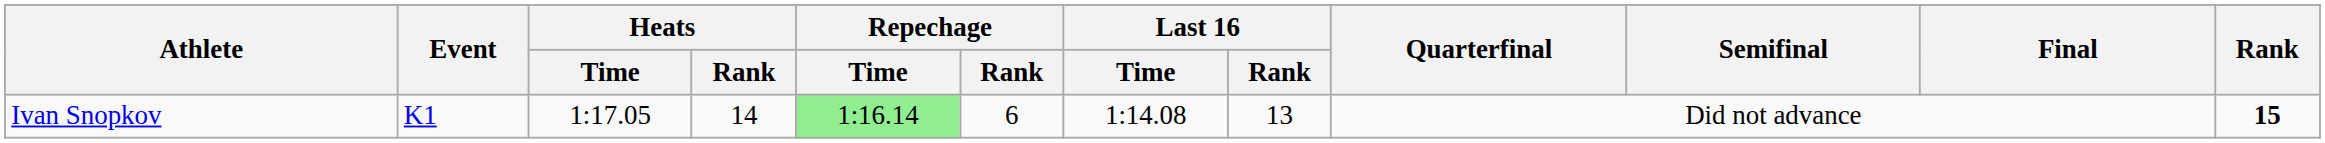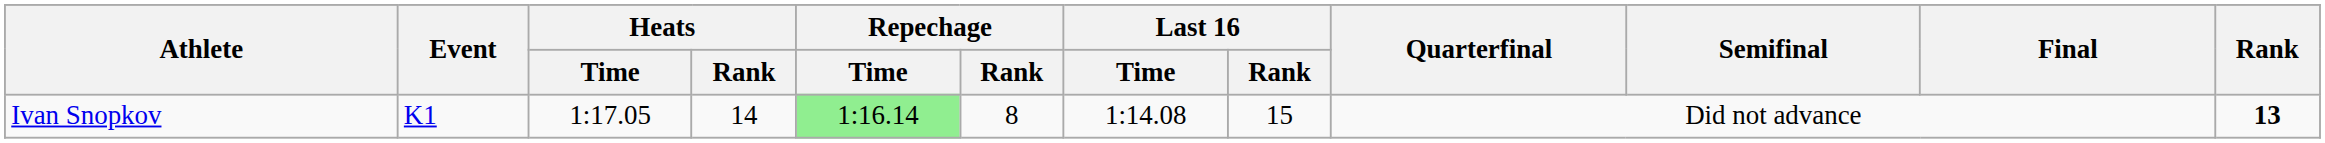(1012, 115) 6 -> (1012, 115) 8
(1280, 115) 13 -> (1280, 115) 15
(2267, 115) 15 -> (2267, 115) 13
